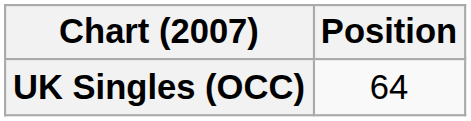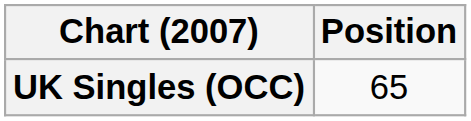(389, 86) 64 -> (389, 86) 65
